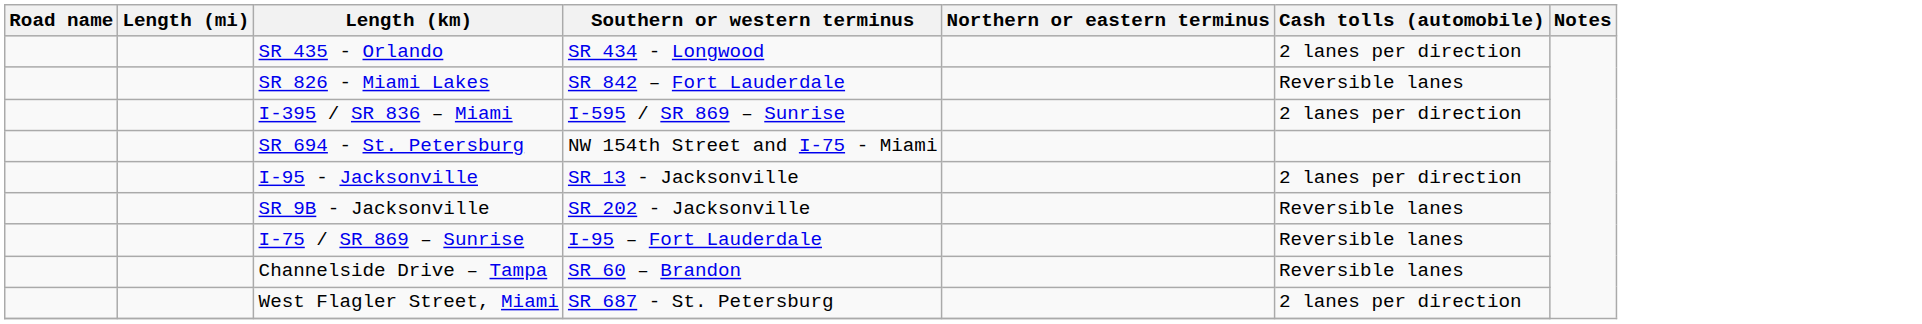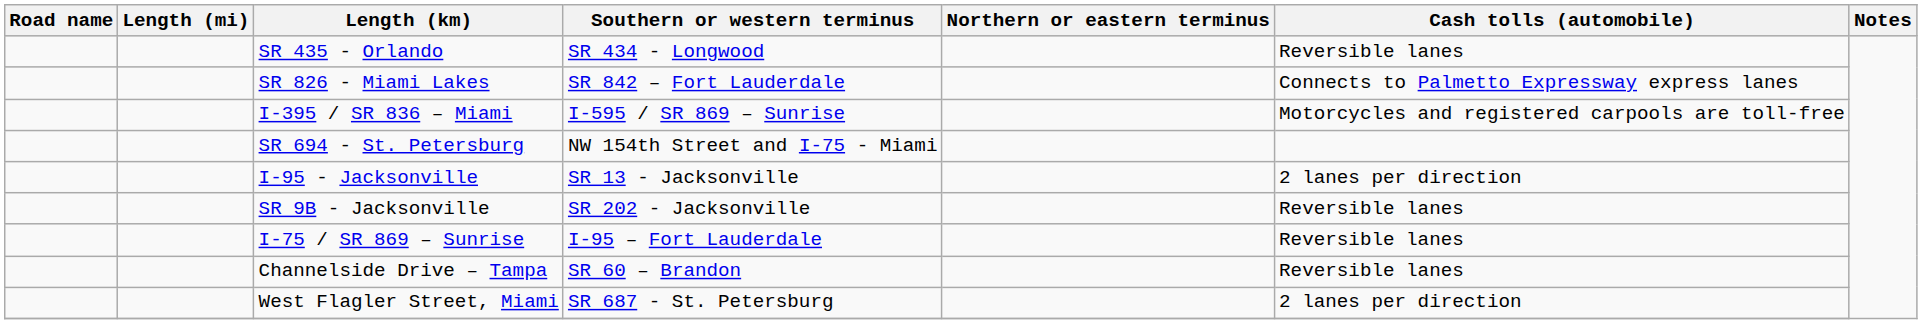(1400, 52) 2 lanes per direction -> (1371, 52) Reversible lanes
(1371, 83) Reversible lanes -> (1539, 83) Connects to Palmetto Expressway express lanes
(1400, 114) 2 lanes per direction -> (1562, 114) Motorcycles and registered carpools are toll-free
